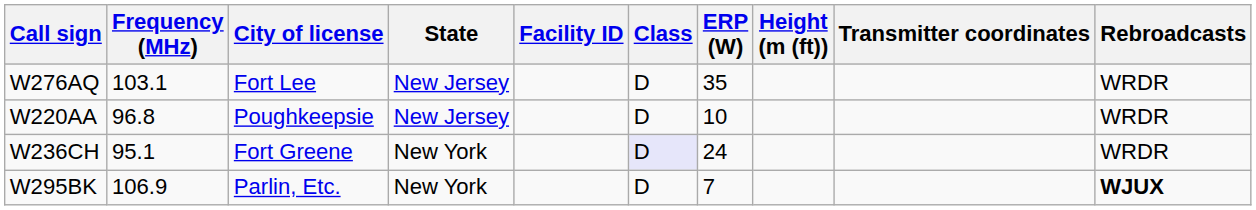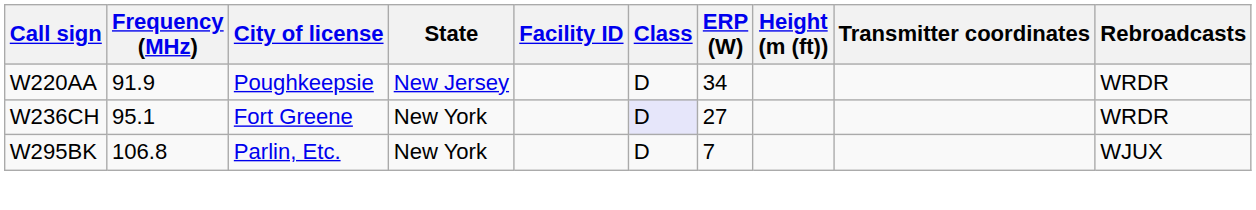- row: (55, 81)
(133, 116) 96.8 -> (133, 81) 91.9
(715, 116) 10 -> (715, 81) 34
(715, 151) 24 -> (715, 116) 27
(140, 186) 106.9 -> (140, 151) 106.8
(1132, 186) bold -> (1131, 151) normal
